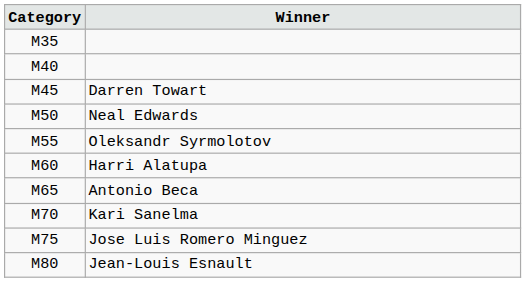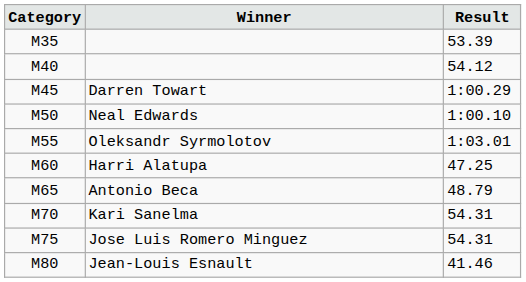+ column: (482, 17)
